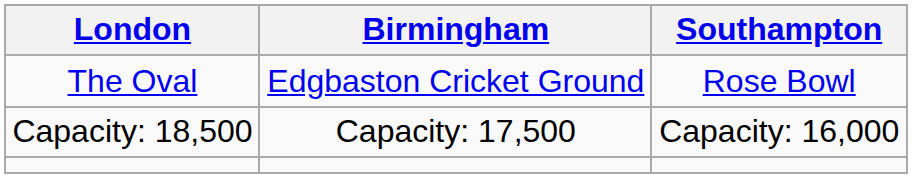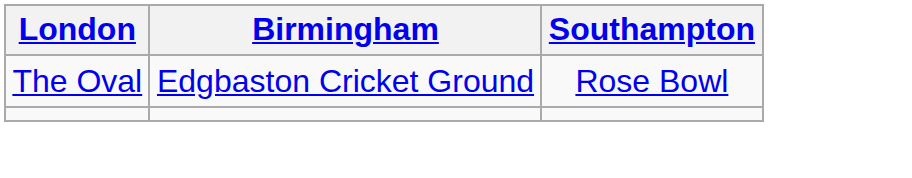- row: (132, 131)
